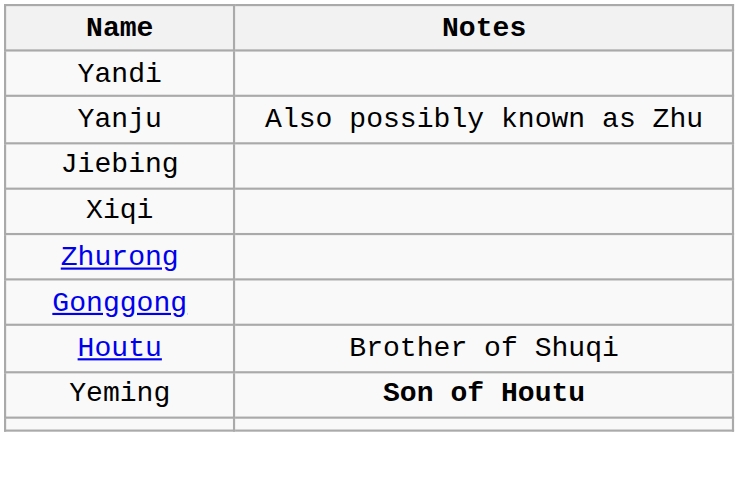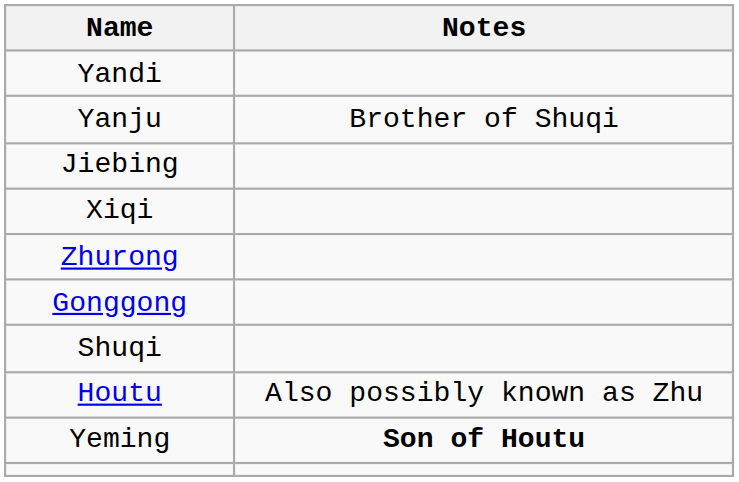(484, 119) Also possibly known as Zhu -> (484, 119) Brother of Shuqi
+ row: (120, 348)
(484, 348) Brother of Shuqi -> (484, 394) Also possibly known as Zhu
